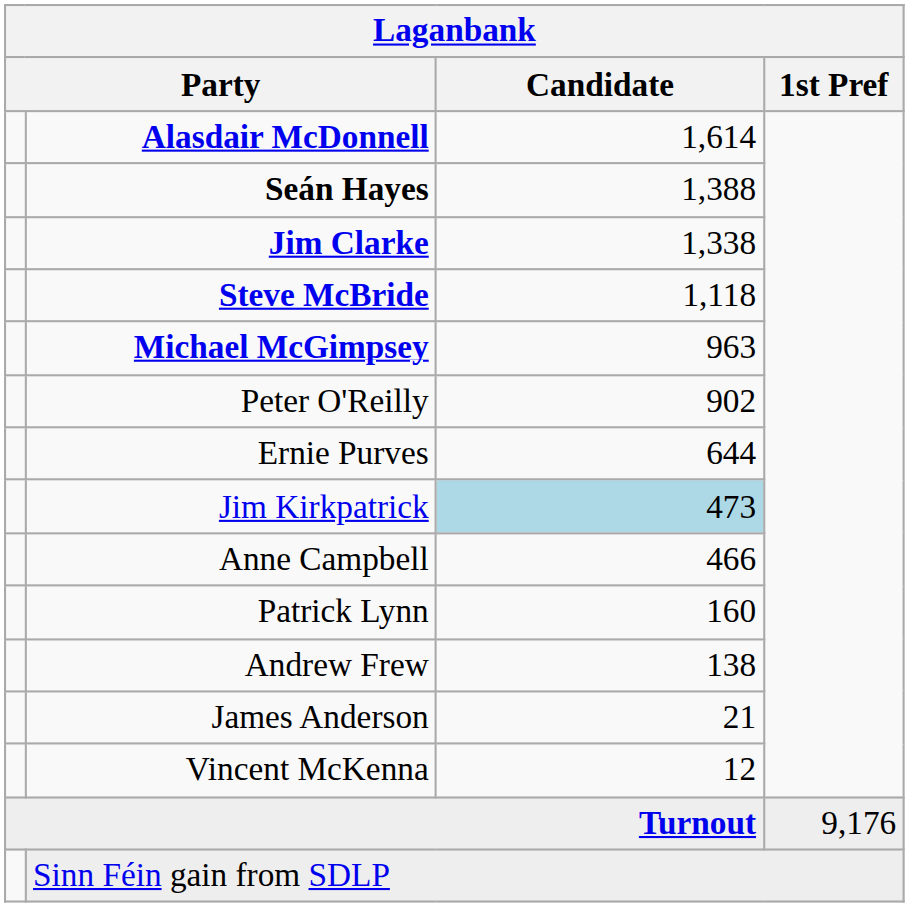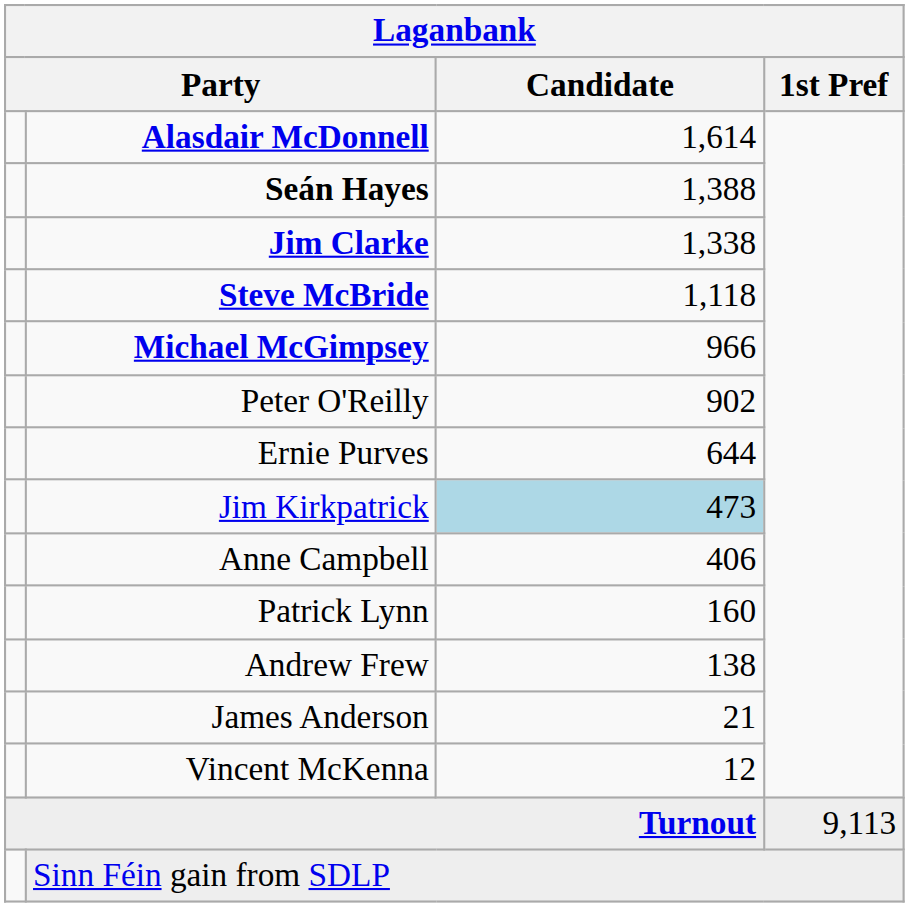(731, 347) 963 -> (731, 347) 966
(731, 558) 466 -> (731, 558) 406
(859, 822) 9,176 -> (859, 822) 9,113
